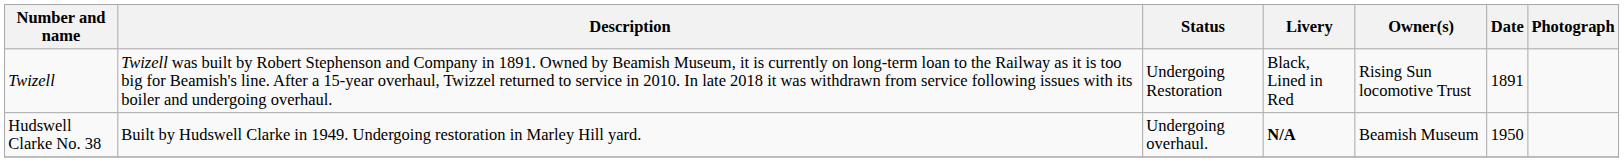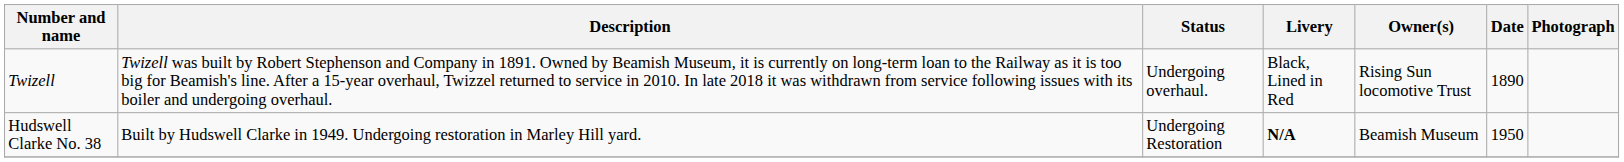(1186, 80) Undergoing Restoration -> (1186, 80) Undergoing overhaul.
(1507, 80) 1891 -> (1507, 80) 1890
(1186, 134) Undergoing overhaul. -> (1186, 134) Undergoing Restoration
